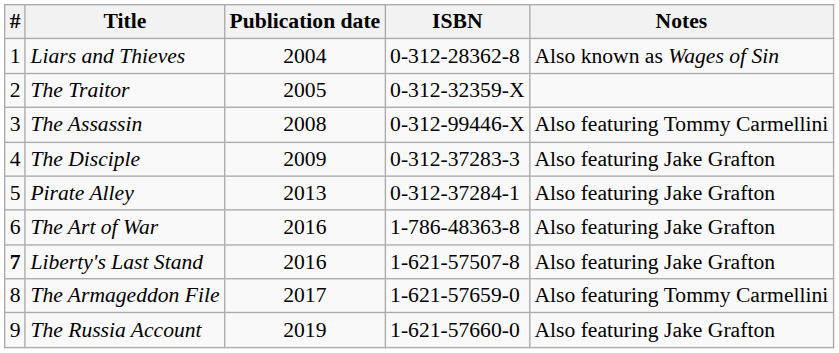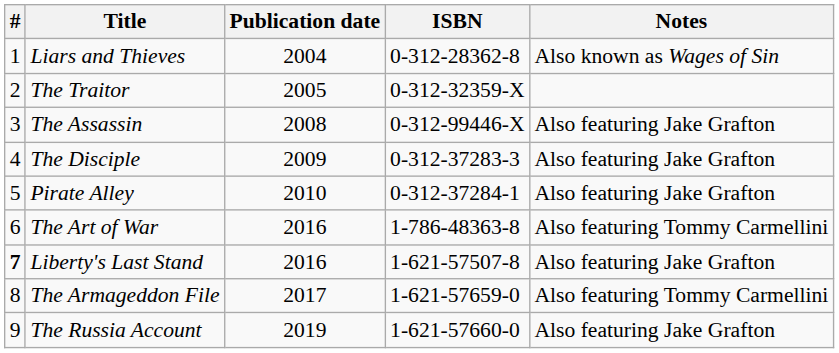(681, 124) Also featuring Tommy Carmellini -> (655, 124) Also featuring Jake Grafton
(305, 192) 2013 -> (305, 192) 2010
(655, 227) Also featuring Jake Grafton -> (681, 227) Also featuring Tommy Carmellini
